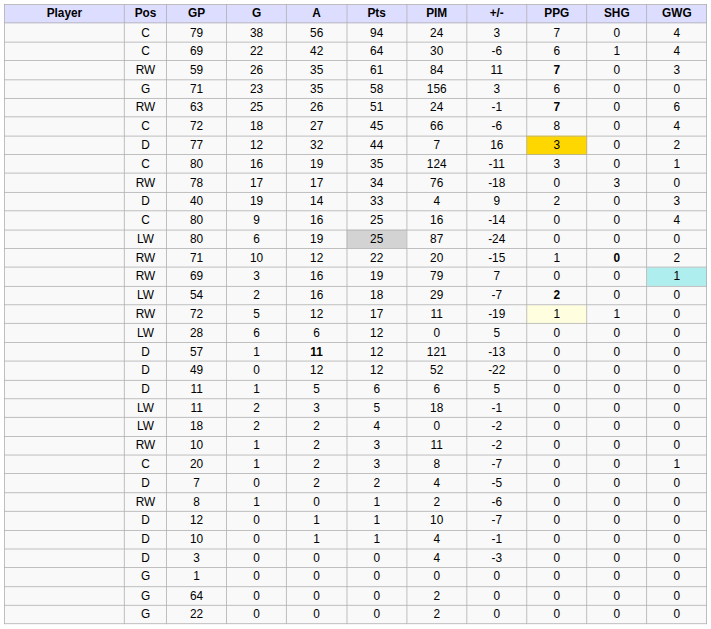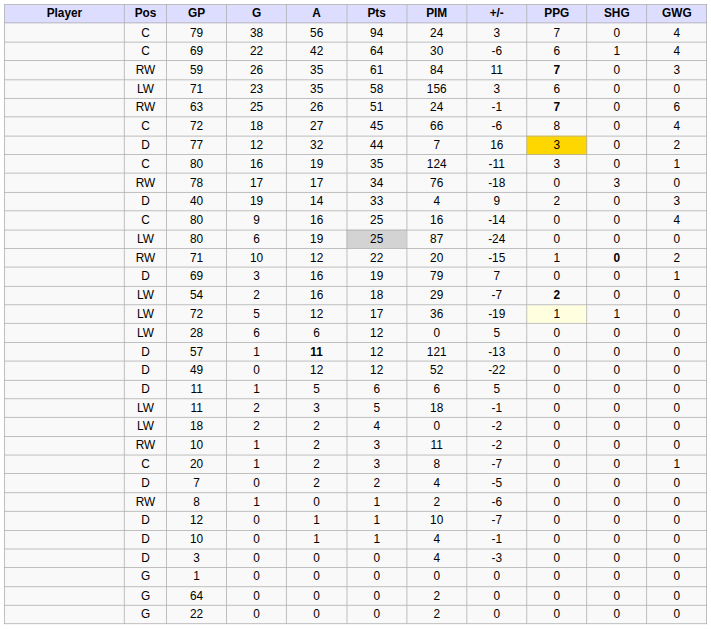(145, 88) G -> (146, 88) LW
(146, 276) RW -> (146, 276) D
(677, 276) paleturquoise background -> (677, 276) no background
(146, 314) RW -> (146, 314) LW
(437, 314) 11 -> (437, 314) 36
